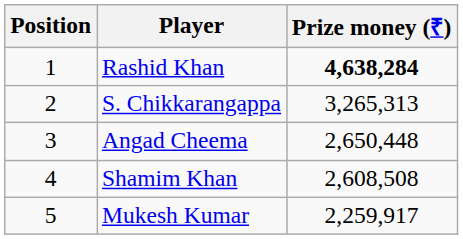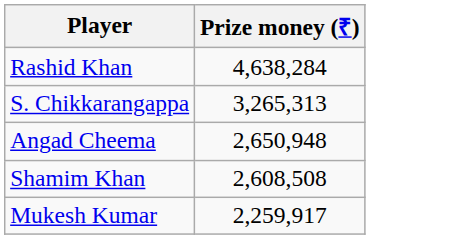- column: (51, 26)
(372, 66) bold -> (280, 66) normal
(372, 140) 2,650,448 -> (280, 140) 2,650,948
